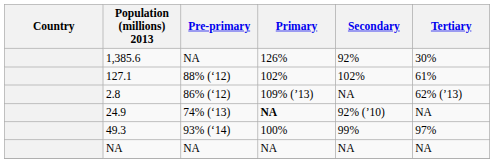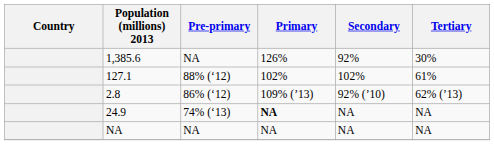(346, 94) NA -> (361, 94) 92% (’10)
(361, 112) 92% (’10) -> (346, 112) NA
- row: (116, 130)
